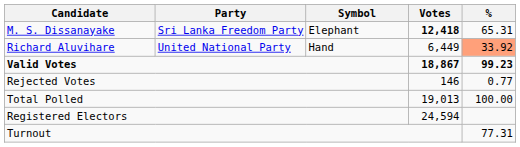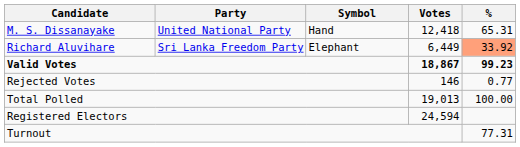(231, 30) Sri Lanka Freedom Party -> (224, 30) United National Party
(334, 30) Elephant -> (321, 30) Hand
(440, 30) bold -> (440, 30) normal
(224, 47) United National Party -> (231, 47) Sri Lanka Freedom Party
(321, 47) Hand -> (334, 47) Elephant
